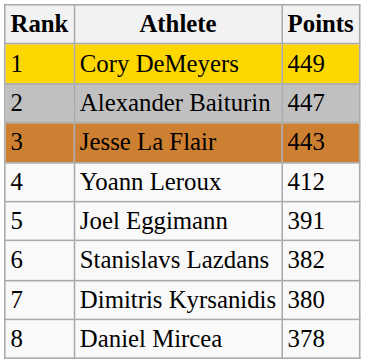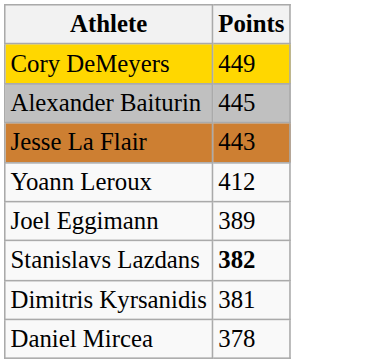- column: (39, 24)
(306, 102) 447 -> (237, 102) 445
(306, 220) 391 -> (237, 220) 389
(306, 260) normal -> (237, 260) bold
(306, 299) 380 -> (237, 299) 381
